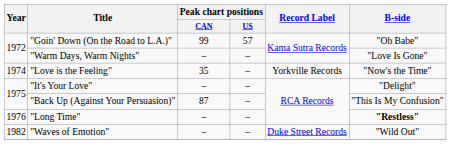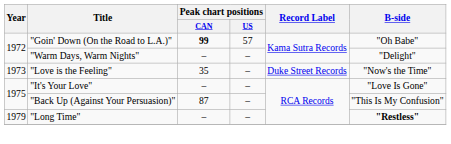(204, 40) normal -> (204, 40) bold
(397, 55) "Love Is Gone" -> (397, 55) "Delight"
(16, 71) 1974 -> (16, 71) 1973
(307, 71) Yorkville Records -> (307, 71) Duke Street Records
(397, 86) "Delight" -> (397, 86) "Love Is Gone"
(16, 116) 1976 -> (16, 116) 1979
- row: (70, 132)
